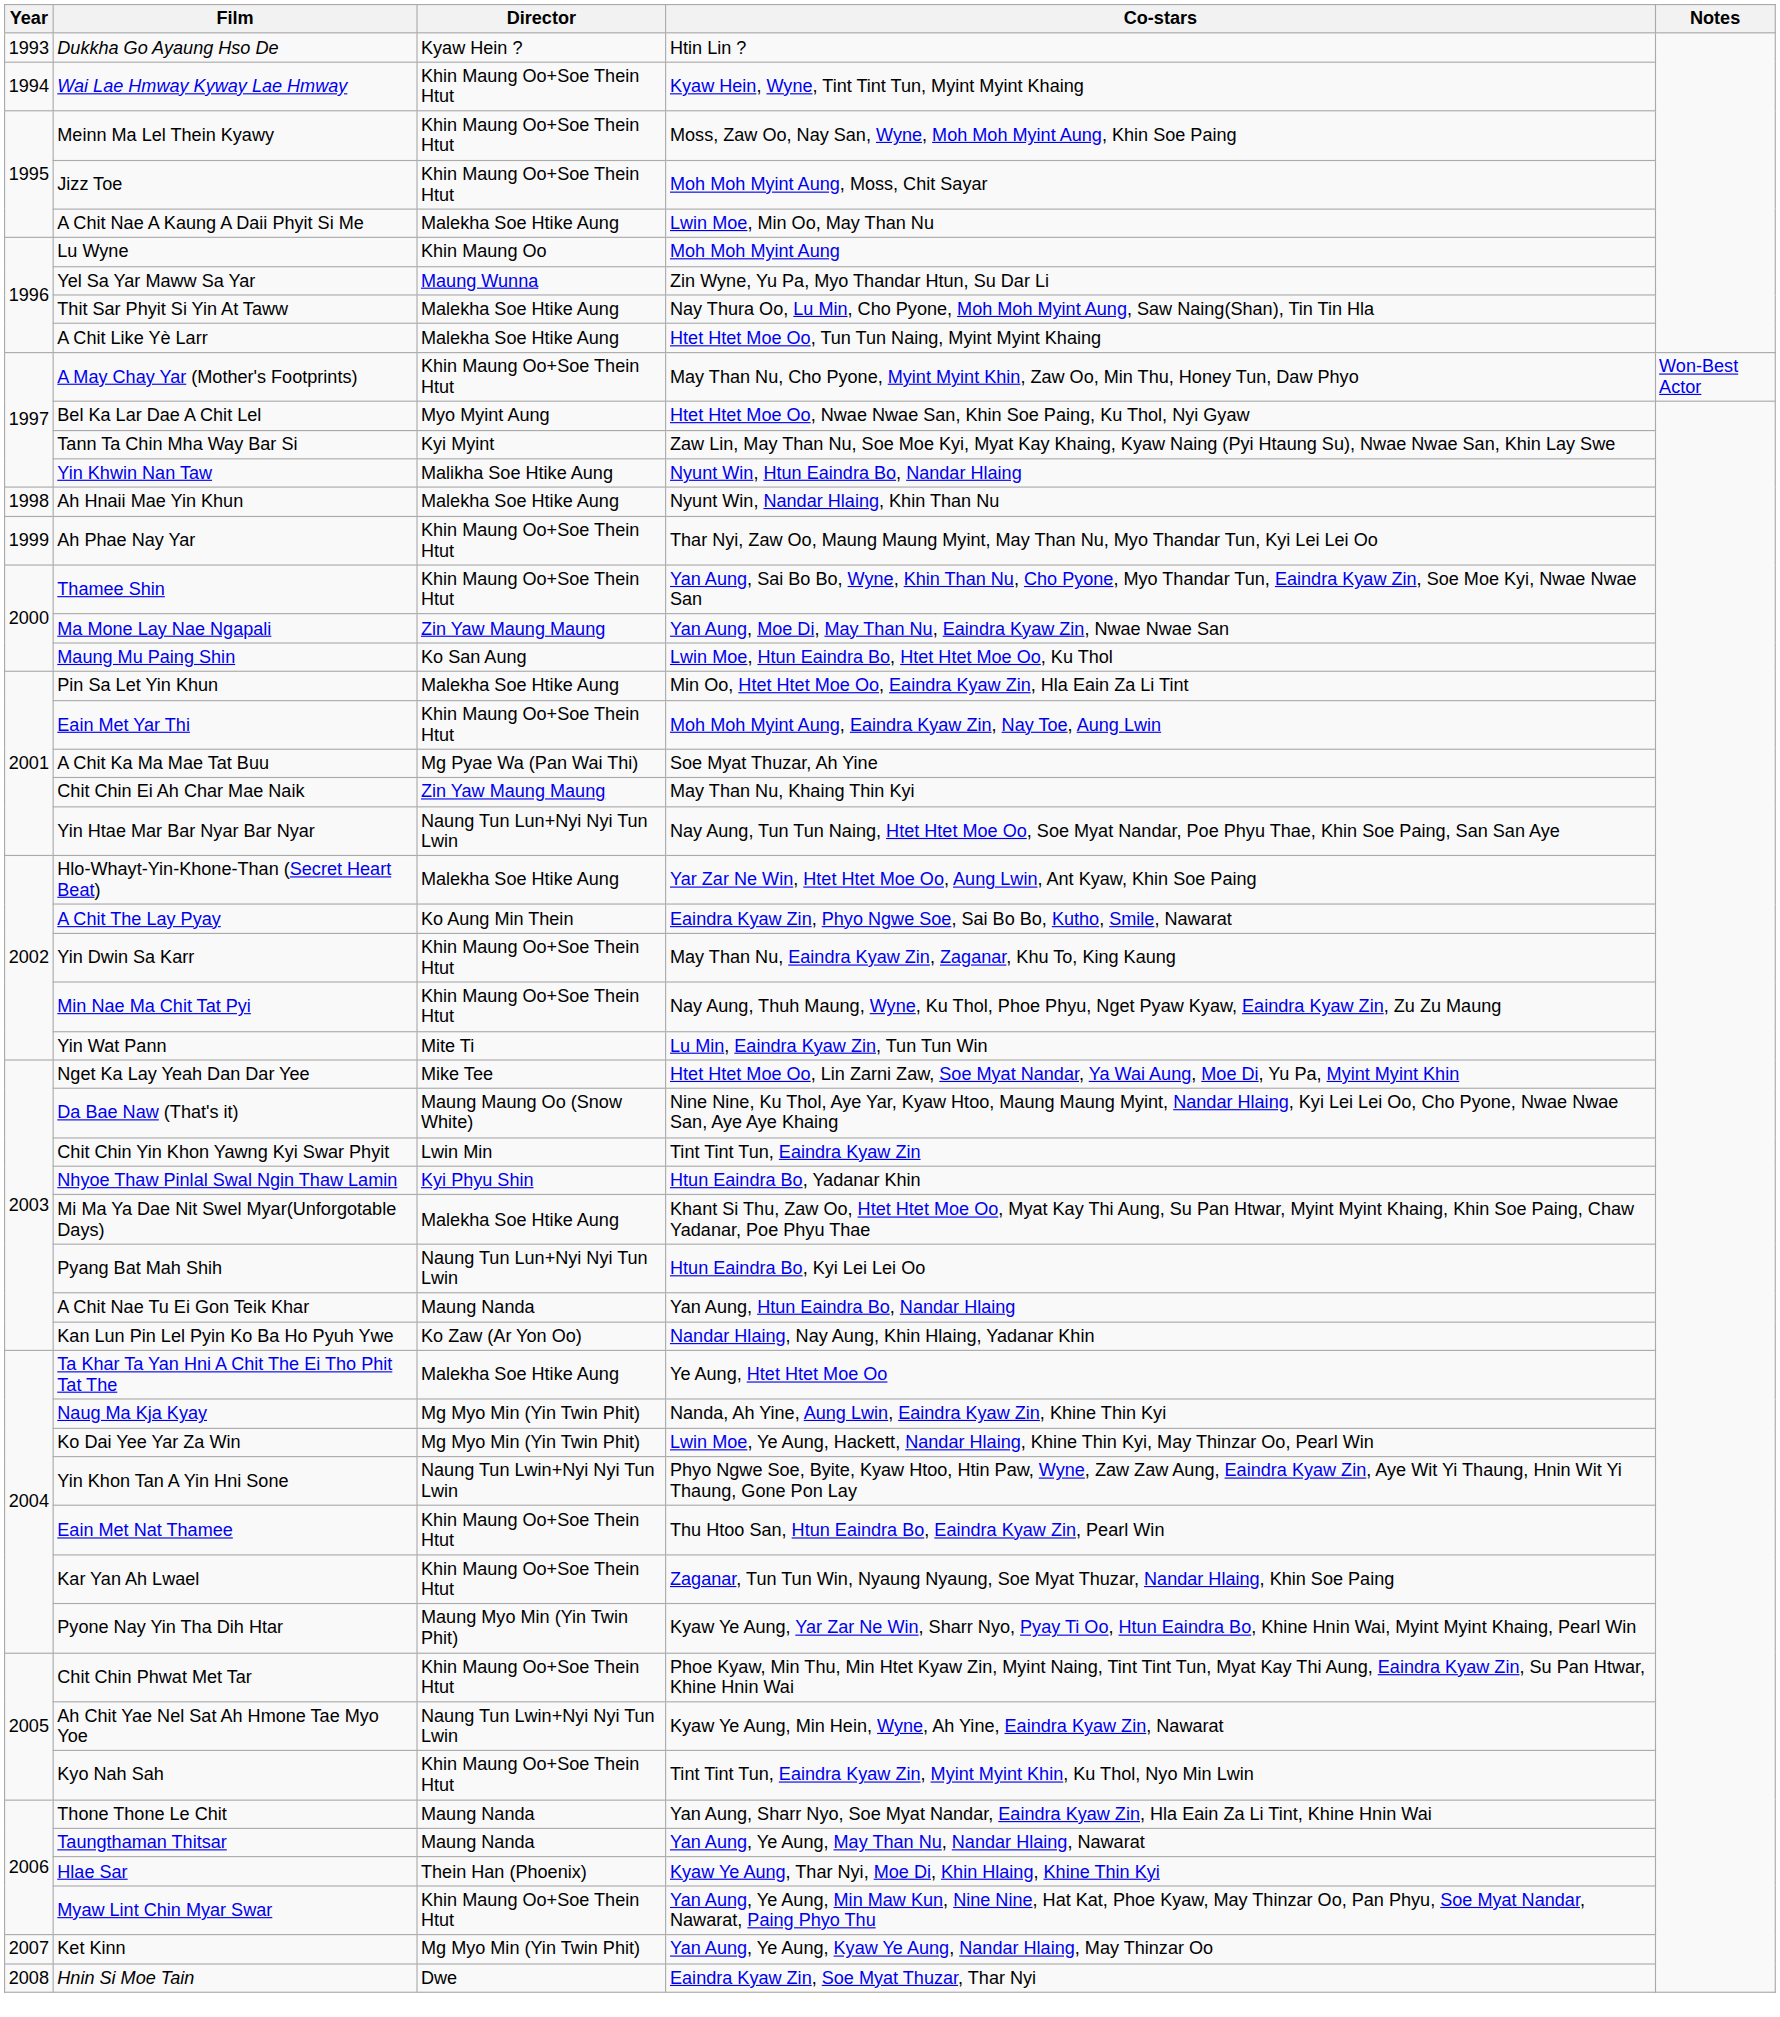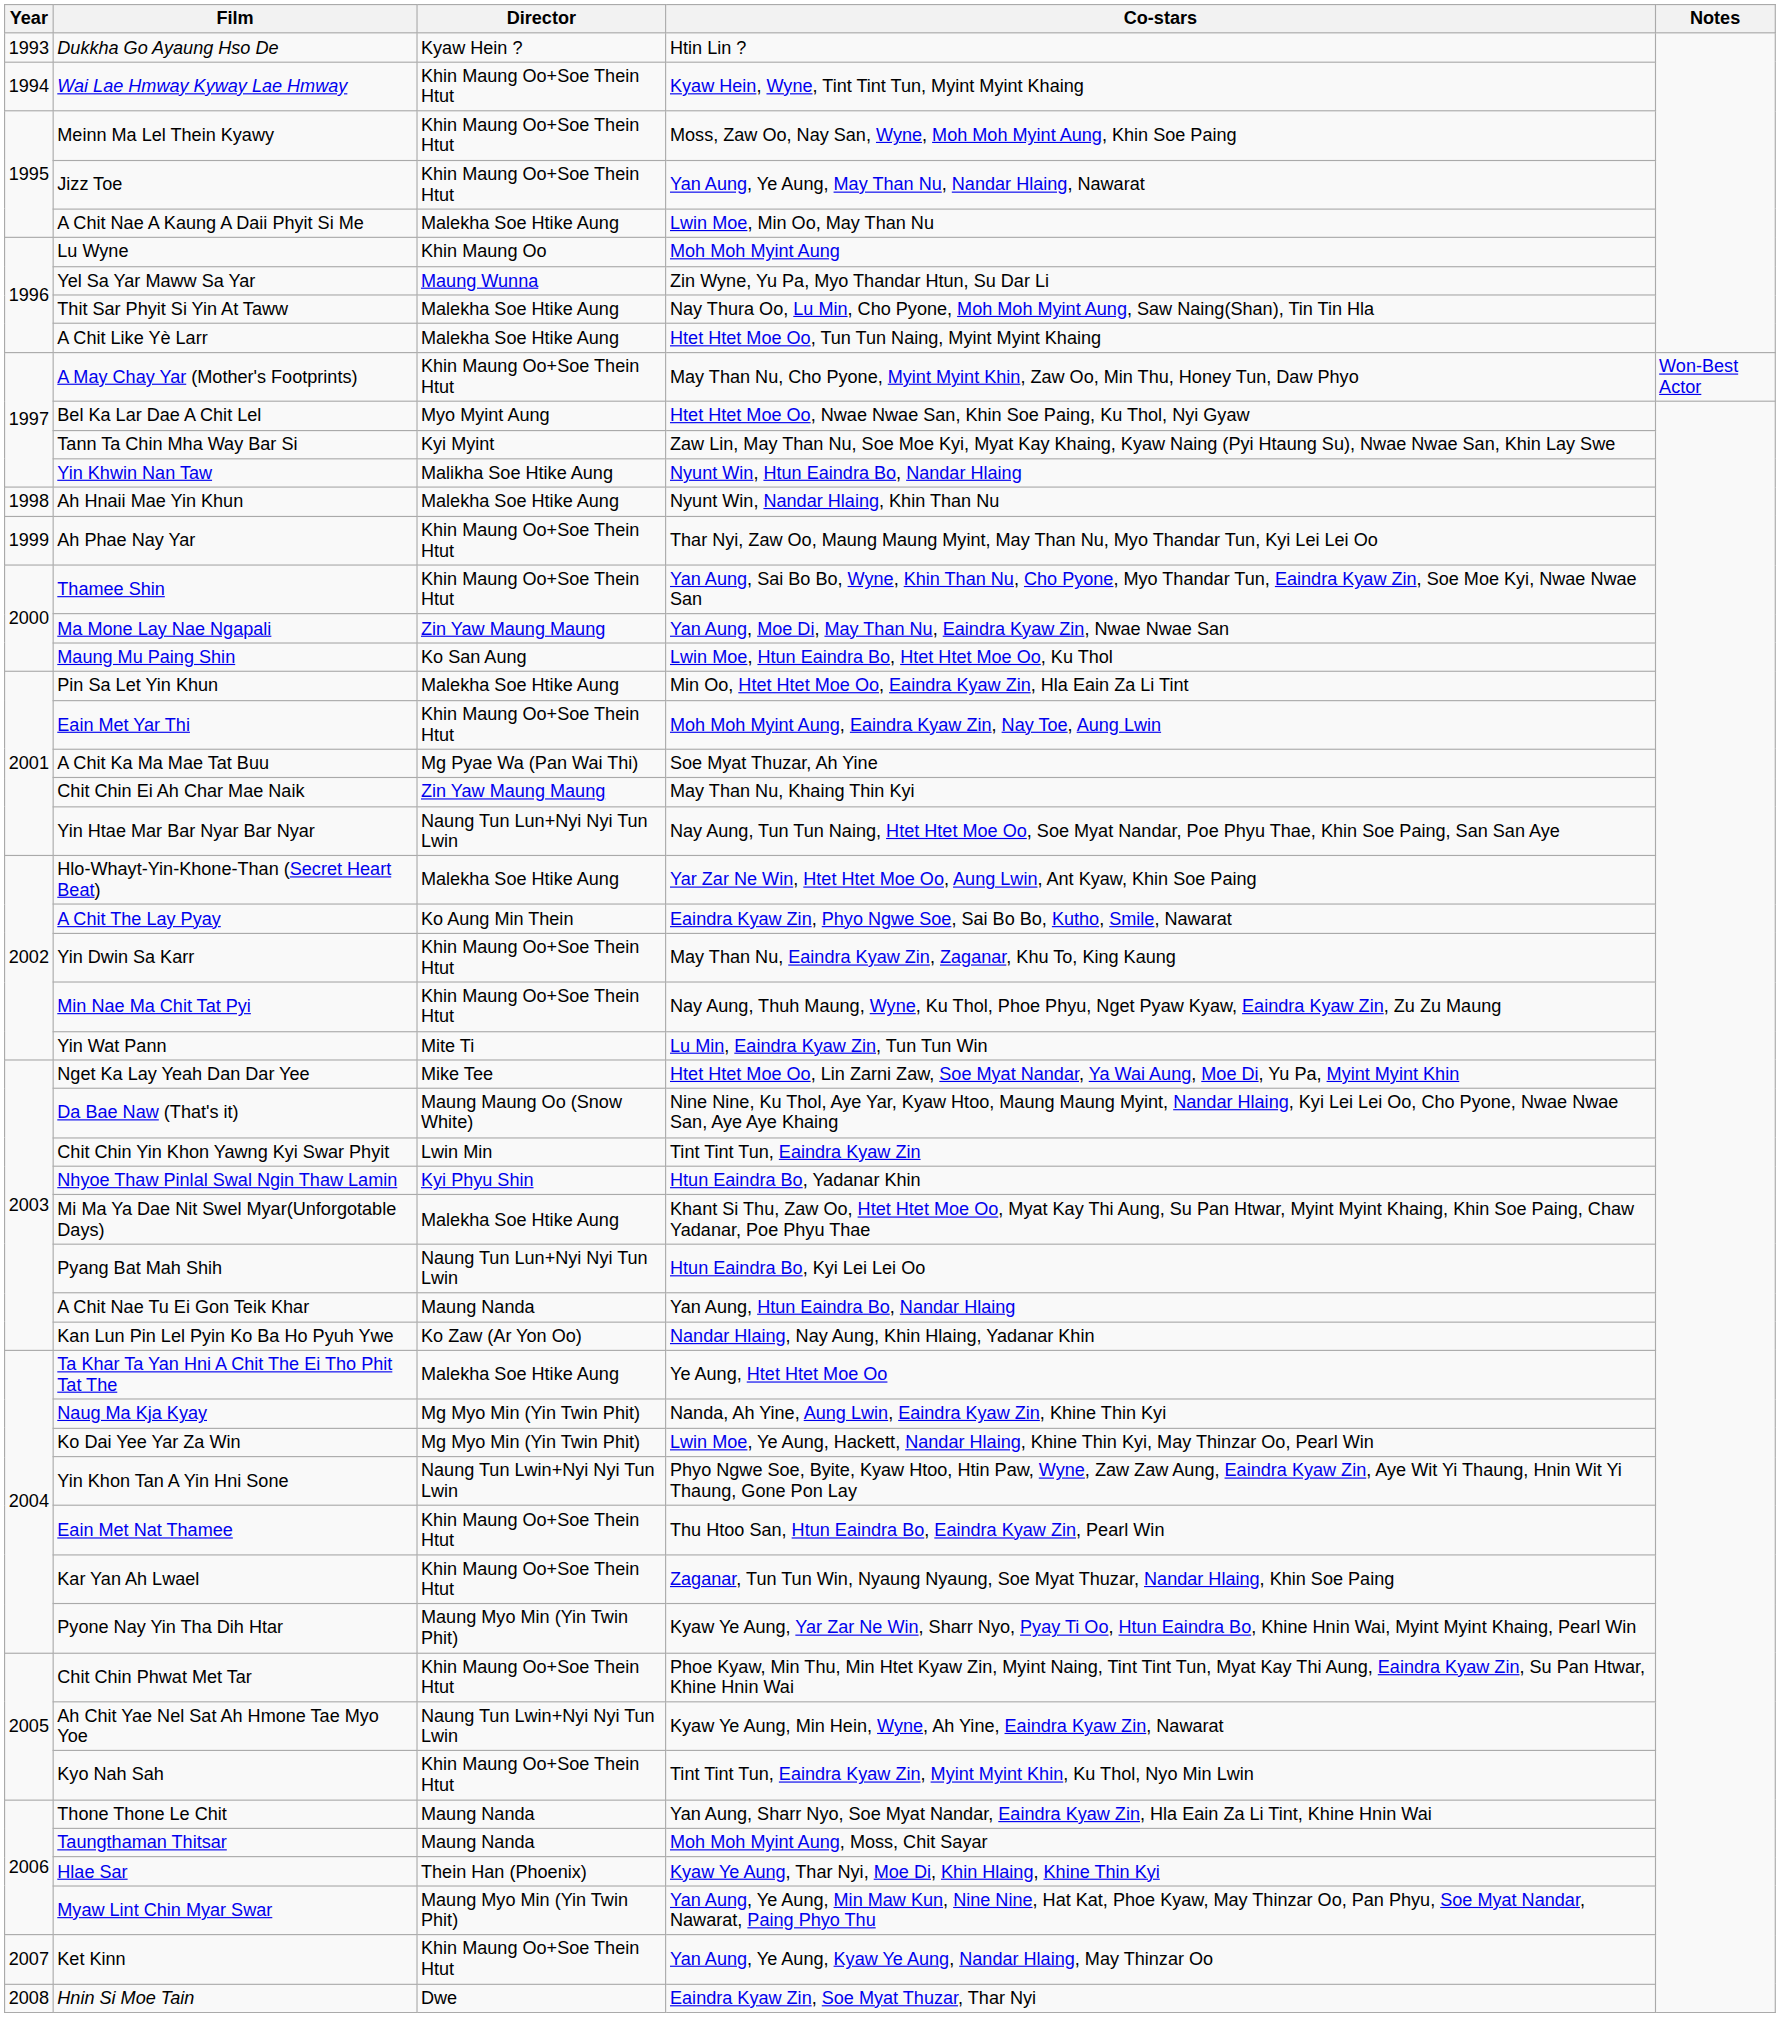(829, 184) Moh Moh Myint Aung, Moss, Chit Sayar -> (907, 184) Yan Aung, Ye Aung, May Than Nu, Nandar Hlaing, Nawarat
(907, 1842) Yan Aung, Ye Aung, May Than Nu, Nandar Hlaing, Nawarat -> (829, 1842) Moh Moh Myint Aung, Moss, Chit Sayar
(530, 1910) Khin Maung Oo+Soe Thein Htut -> (524, 1910) Maung Myo Min (Yin Twin Phit)
(531, 1949) Mg Myo Min (Yin Twin Phit) -> (530, 1959) Khin Maung Oo+Soe Thein Htut
